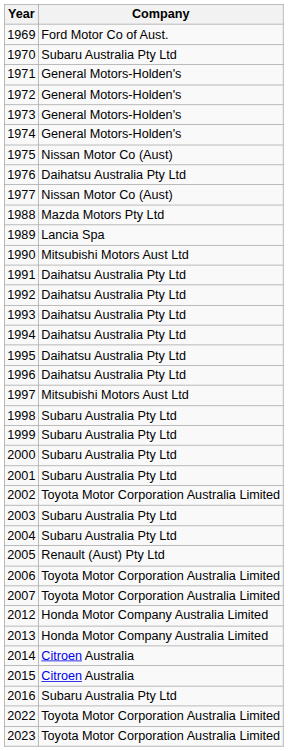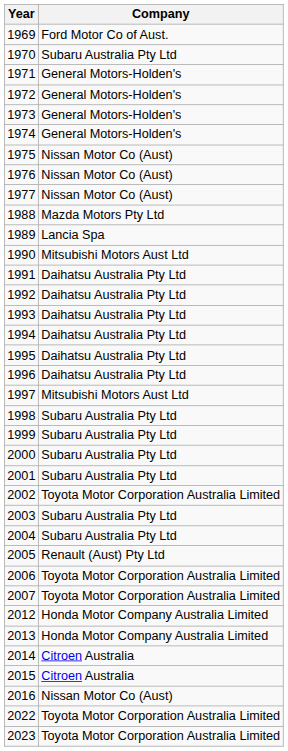(114, 174) Daihatsu Australia Pty Ltd -> (107, 174) Nissan Motor Co (Aust)
(109, 696) Subaru Australia Pty Ltd -> (107, 696) Nissan Motor Co (Aust)
